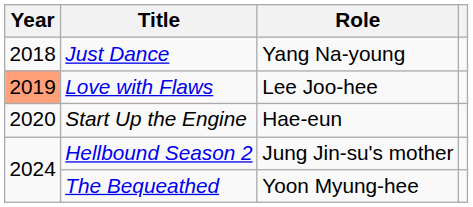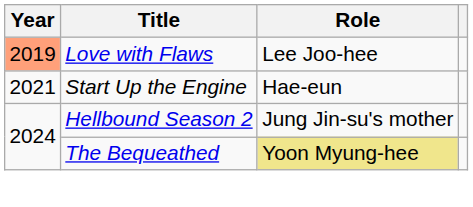- row: (117, 53)
(33, 119) 2020 -> (33, 86) 2021
(340, 185) no background -> (340, 152) khaki background
